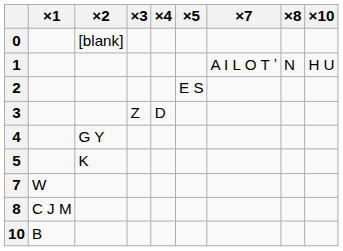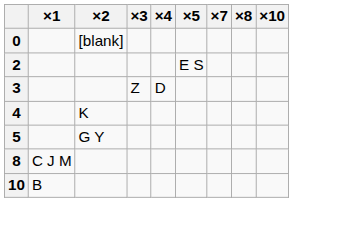- row: (16, 64)
(92, 137) G Y -> (84, 112) K
(84, 161) K -> (92, 137) G Y
- row: (16, 185)
